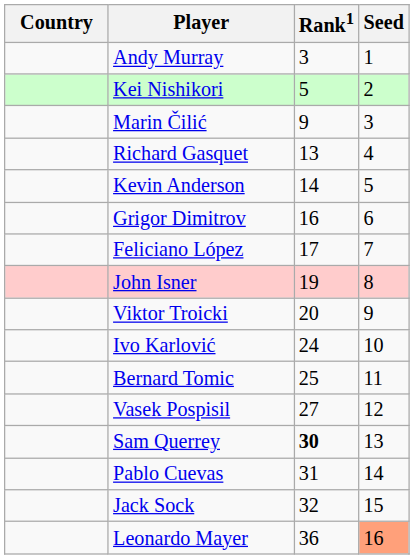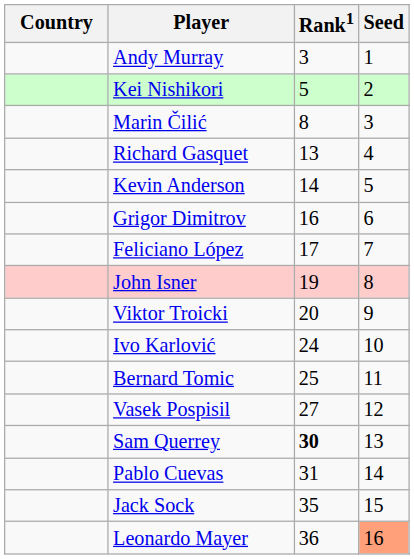(304, 121) 9 -> (304, 121) 8
(309, 505) 32 -> (309, 505) 35
